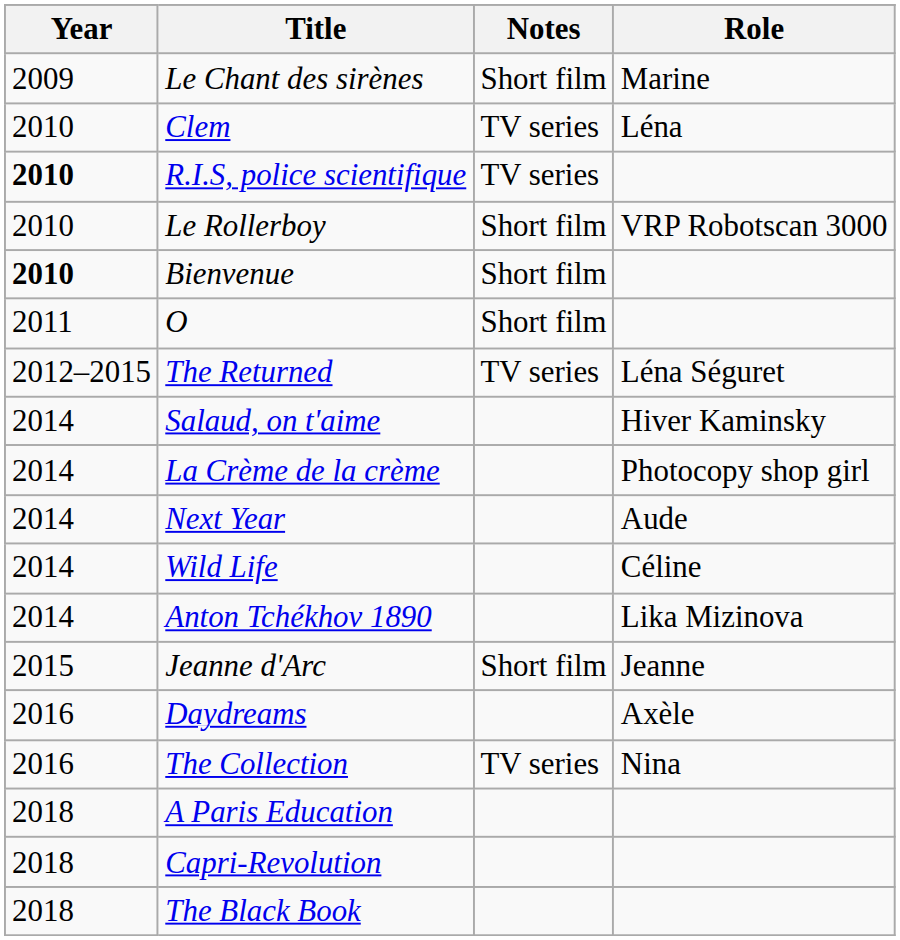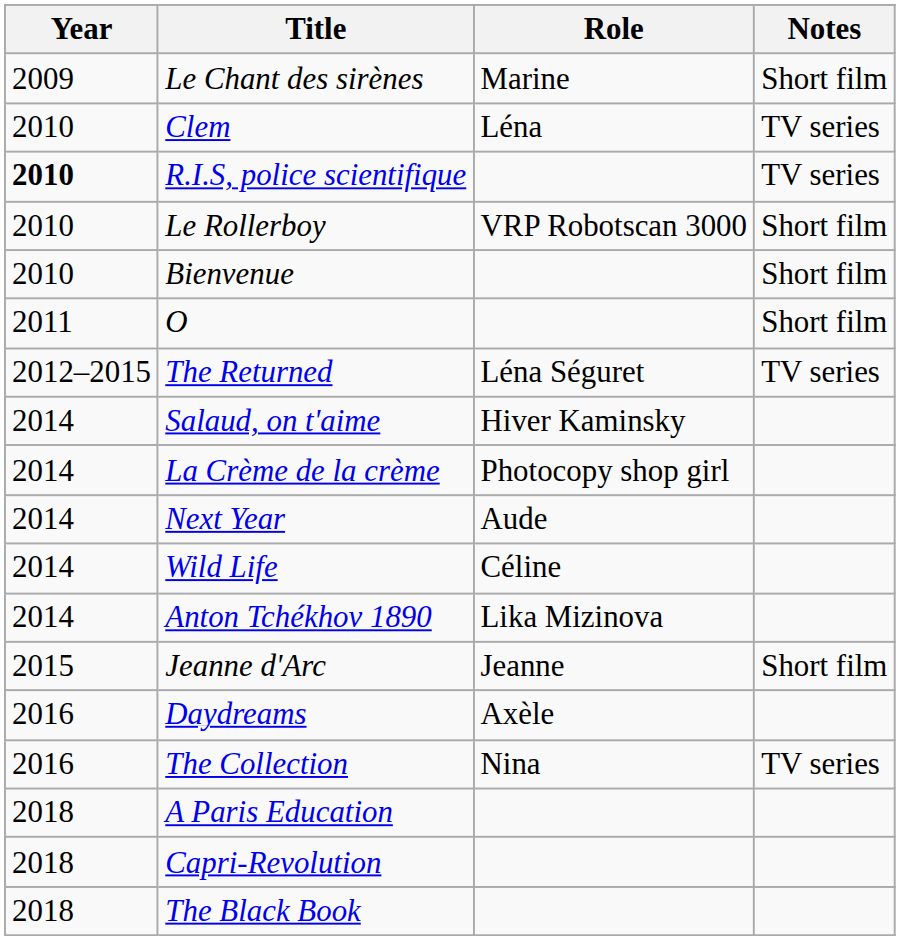columns swapped: (754, 28) <-> (544, 28)
(43, 273) bold -> (43, 273) normal
